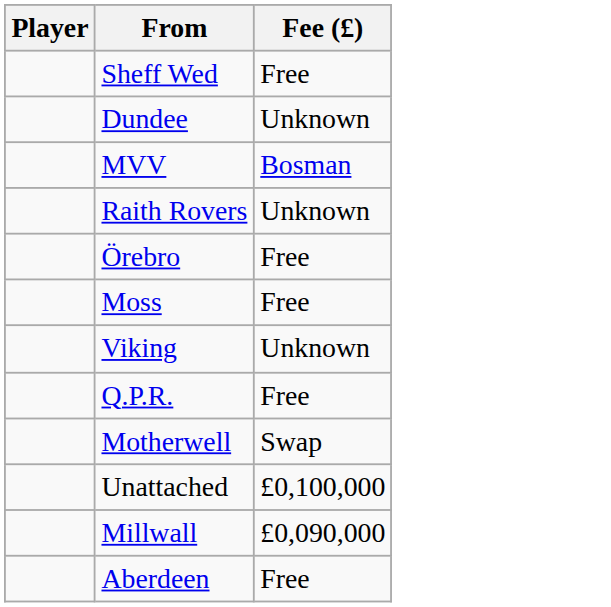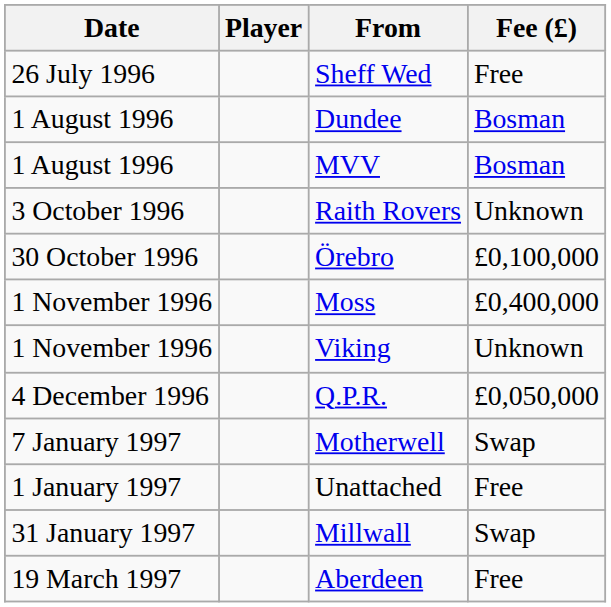+ column: (112, 27)
(315, 119) Unknown -> (520, 119) Bosman
(285, 256) Free -> (536, 256) £0,100,000
(285, 302) Free -> (536, 302) £0,400,000
(285, 394) Free -> (536, 394) £0,050,000
(323, 486) £0,100,000 -> (499, 486) Free
(323, 532) £0,090,000 -> (505, 532) Swap
